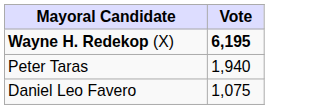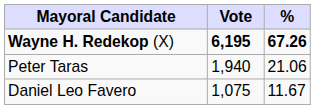+ column: (287, 16)
